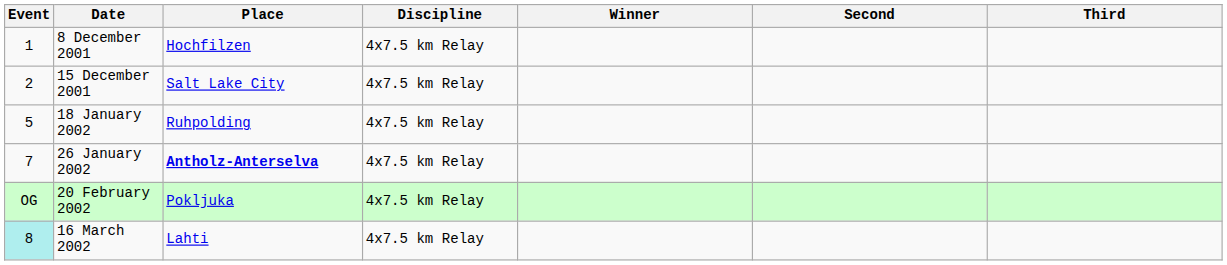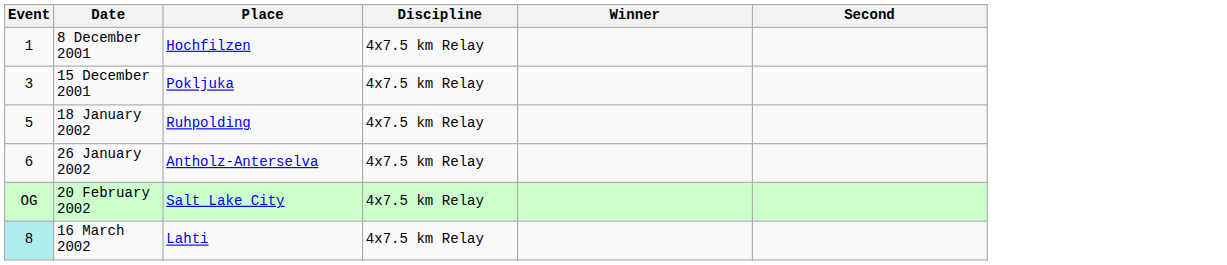- column: (1104, 16)
(29, 86) 2 -> (29, 86) 3
(225, 86) Salt Lake City -> (200, 86) Pokljuka
(29, 163) 7 -> (29, 163) 6
(242, 163) bold -> (242, 163) normal
(200, 202) Pokljuka -> (225, 202) Salt Lake City
